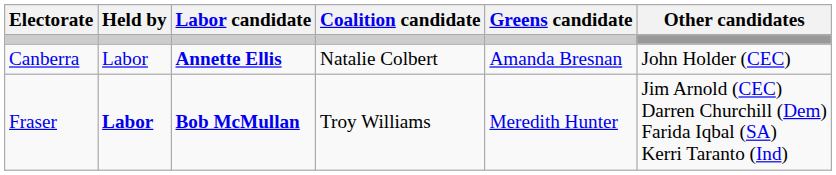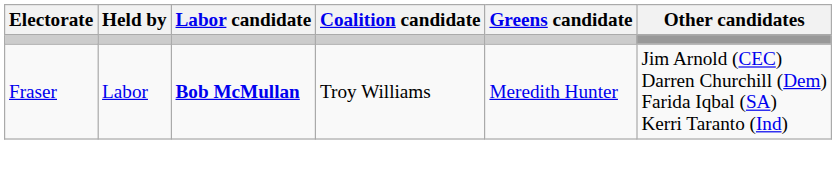- row: (44, 59)
(128, 121) bold -> (125, 91) normal
